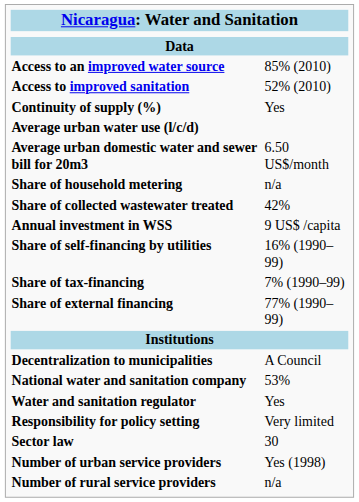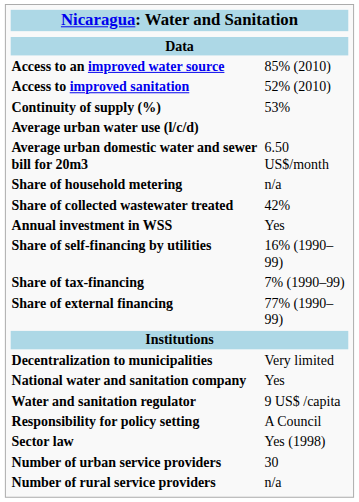(275, 107) Yes -> (277, 107) 53%
(302, 225) 9 US$ /capita -> (275, 225) Yes
(293, 360) A Council -> (299, 360) Very limited
(277, 380) 53% -> (275, 380) Yes
(275, 401) Yes -> (302, 401) 9 US$ /capita
(299, 421) Very limited -> (293, 421) A Council
(271, 441) 30 -> (295, 441) Yes (1998)
(295, 462) Yes (1998) -> (271, 462) 30
